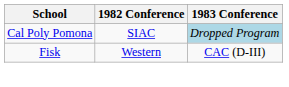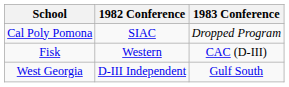(235, 33) lightblue background -> (236, 33) no background
+ row: (50, 71)
